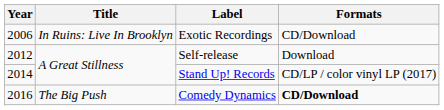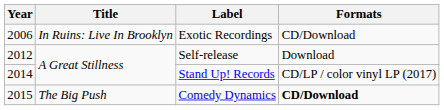(20, 94) 2016 -> (20, 94) 2015
